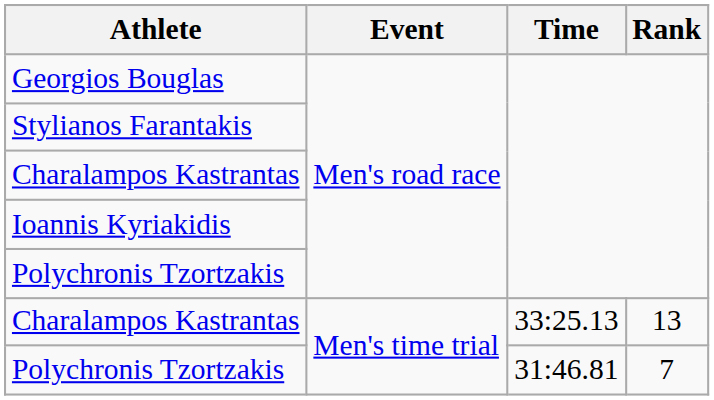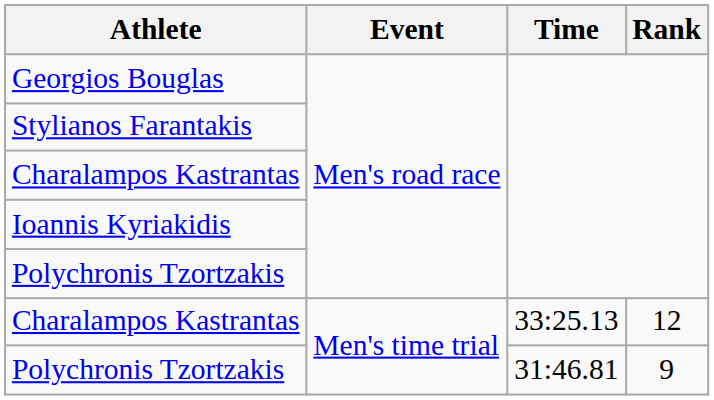(667, 321) 13 -> (667, 321) 12
(667, 370) 7 -> (667, 370) 9
